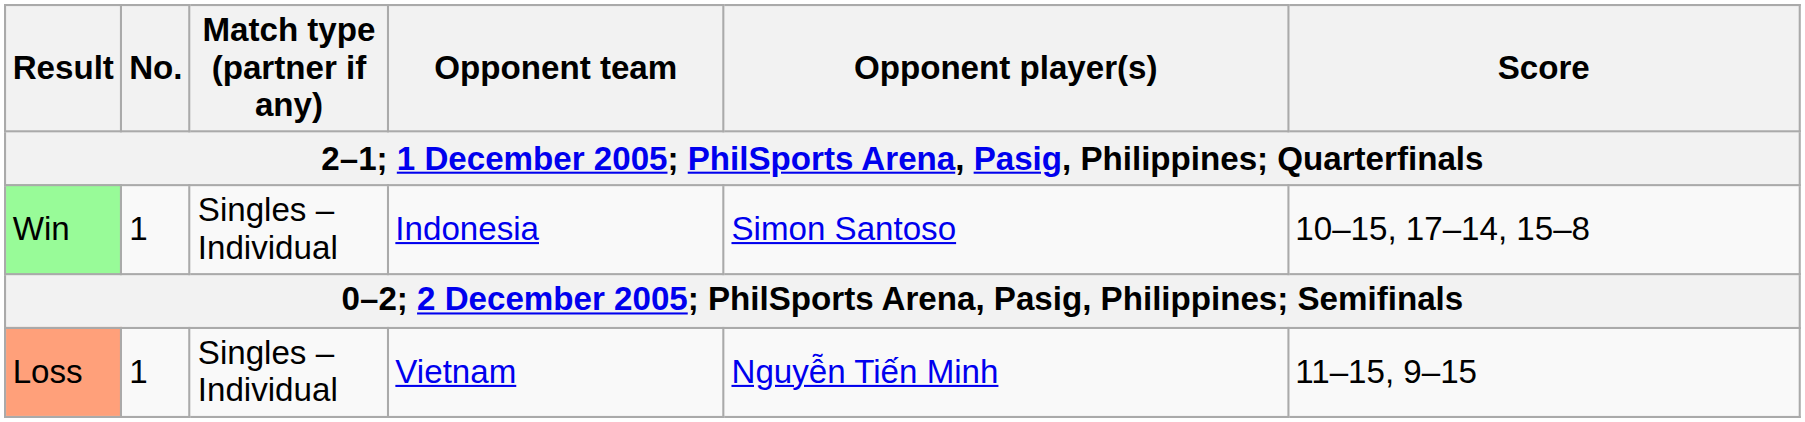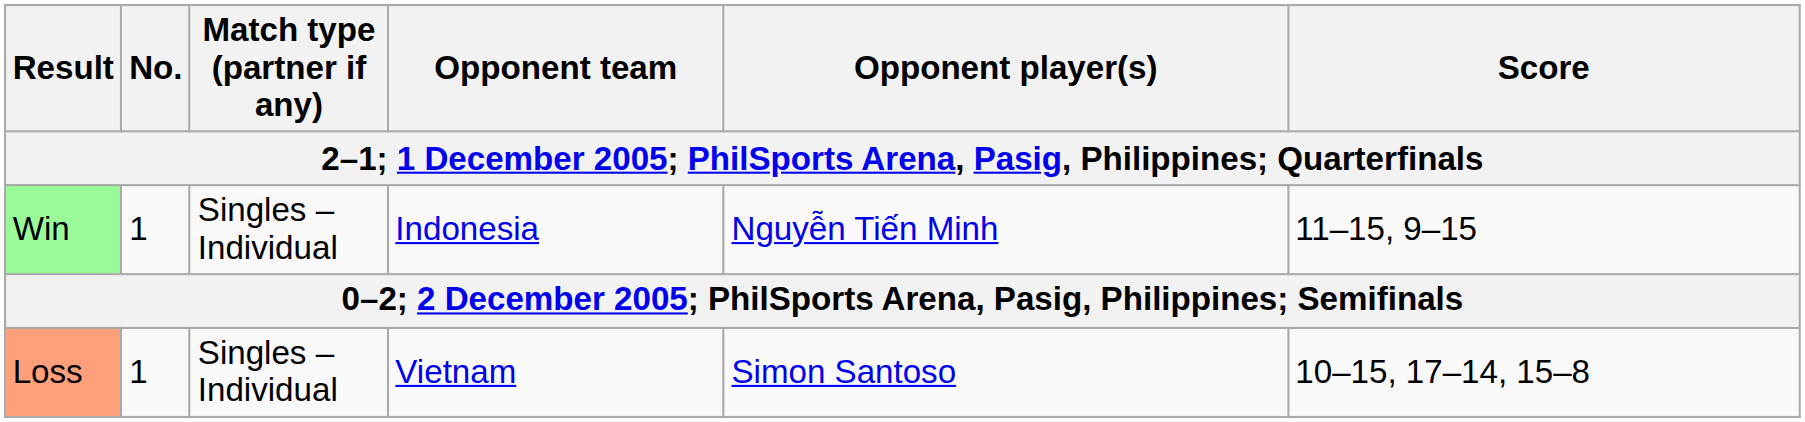(844, 228) Simon Santoso -> (865, 228) Nguyễn Tiến Minh
(1443, 228) 10–15, 17–14, 15–8 -> (1386, 228) 11–15, 9–15
(865, 371) Nguyễn Tiến Minh -> (844, 371) Simon Santoso
(1386, 371) 11–15, 9–15 -> (1443, 371) 10–15, 17–14, 15–8
